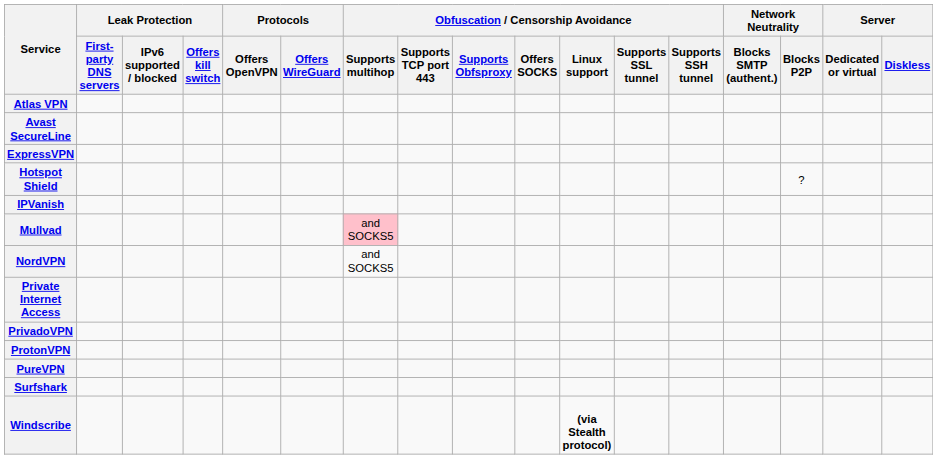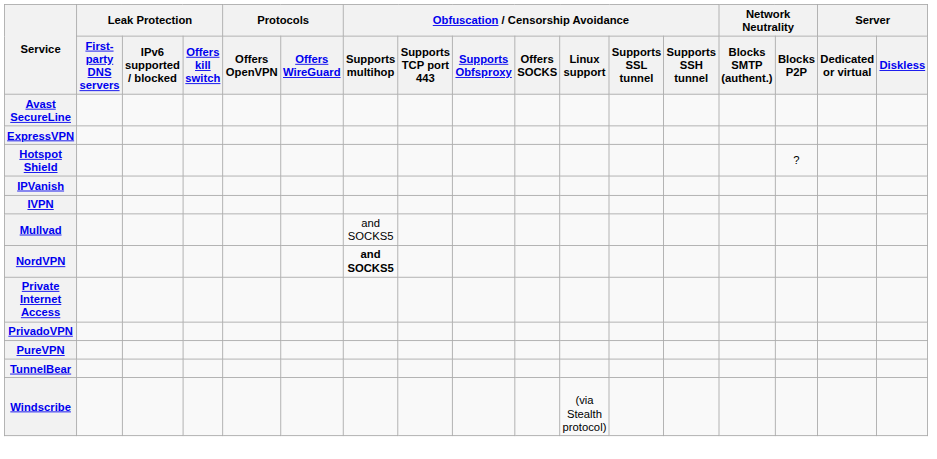- row: (41, 103)
+ row: (41, 204)
(371, 229) pink background -> (371, 229) no background
(371, 261) normal -> (371, 261) bold
- row: (41, 350)
- row: (41, 387)
+ row: (41, 368)
(587, 432) bold -> (584, 413) normal
